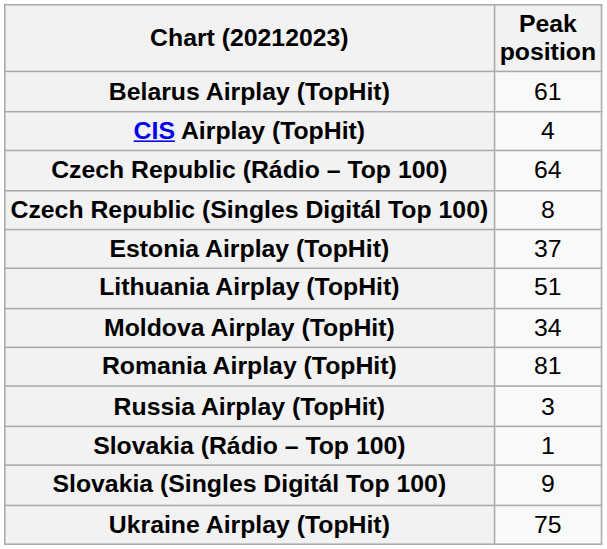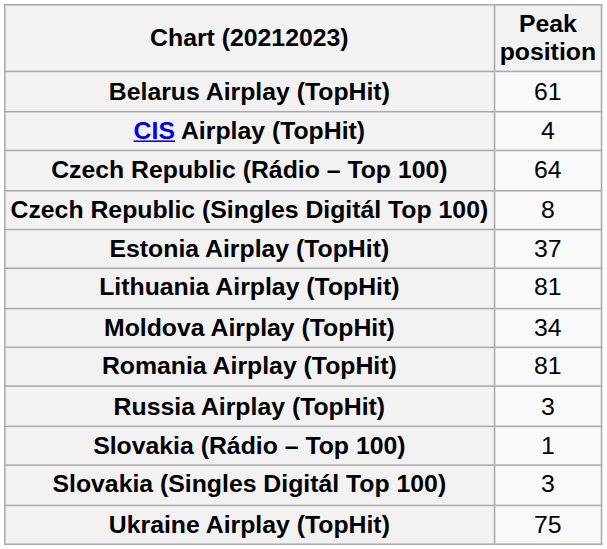(548, 288) 51 -> (548, 288) 81
(548, 484) 9 -> (548, 484) 3
